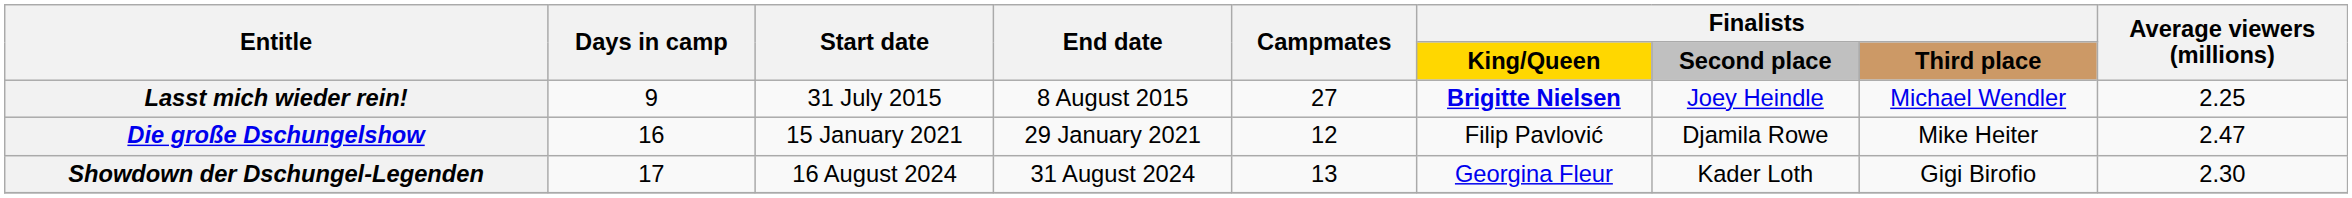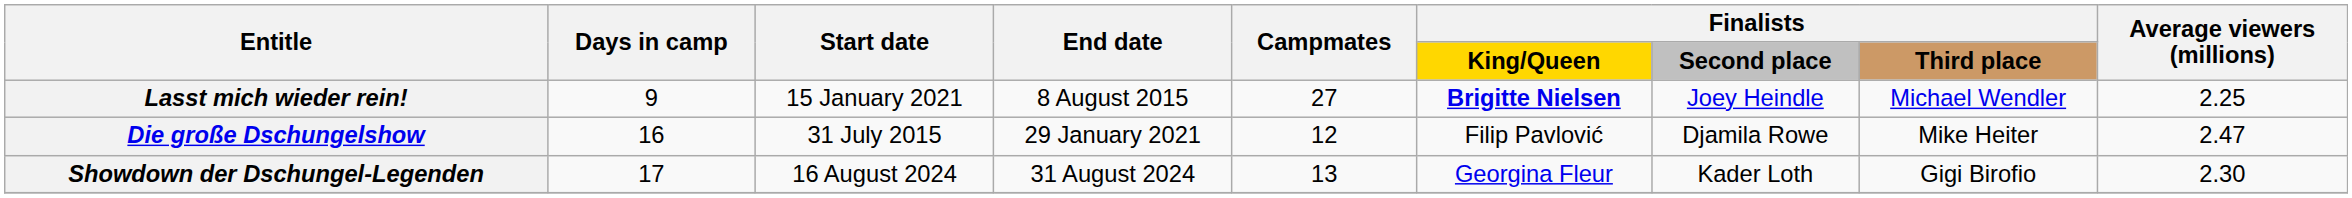(875, 98) 31 July 2015 -> (875, 98) 15 January 2021
(875, 135) 15 January 2021 -> (875, 135) 31 July 2015
